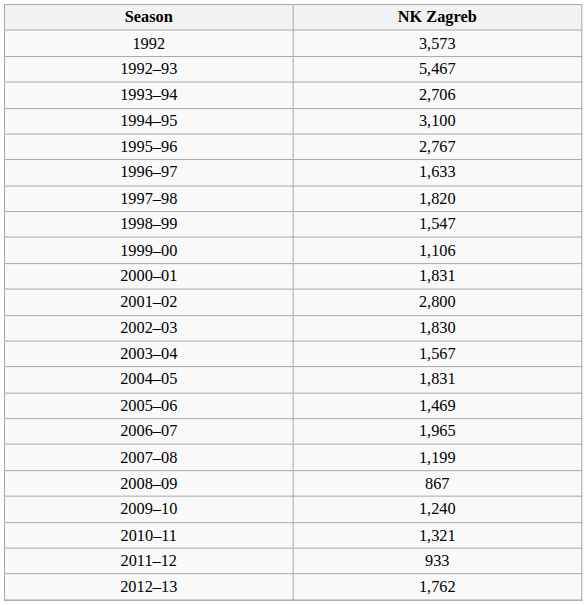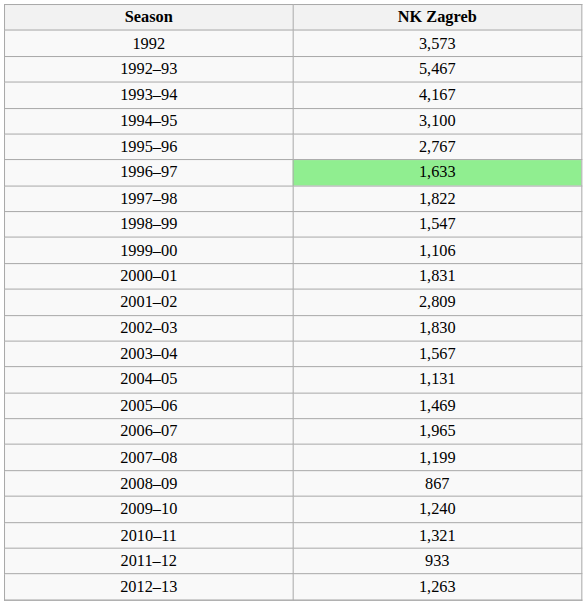(437, 95) 2,706 -> (437, 95) 4,167
(437, 172) no background -> (437, 172) lightgreen background
(437, 198) 1,820 -> (437, 198) 1,822
(437, 302) 2,800 -> (437, 302) 2,809
(437, 379) 1,831 -> (437, 379) 1,131
(437, 586) 1,762 -> (437, 586) 1,263
